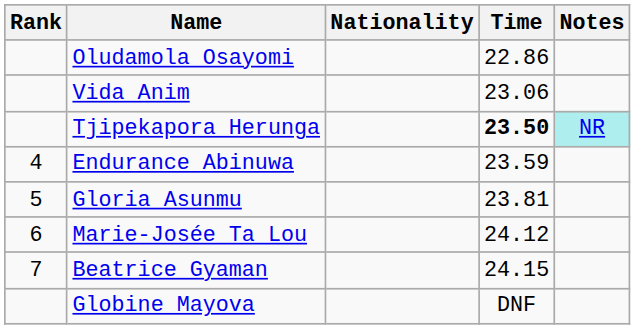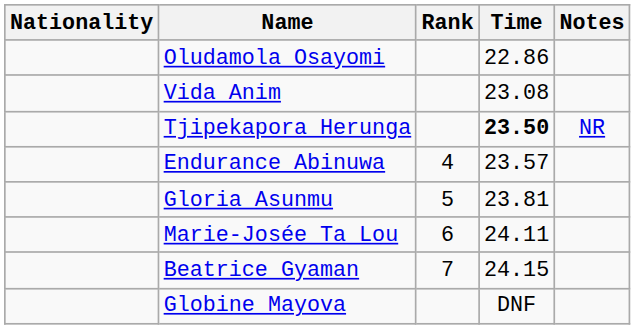columns swapped: (36, 23) <-> (402, 23)
(517, 93) 23.06 -> (517, 93) 23.08
(592, 129) paleturquoise background -> (592, 129) no background
(517, 164) 23.59 -> (517, 164) 23.57
(517, 235) 24.12 -> (517, 235) 24.11
